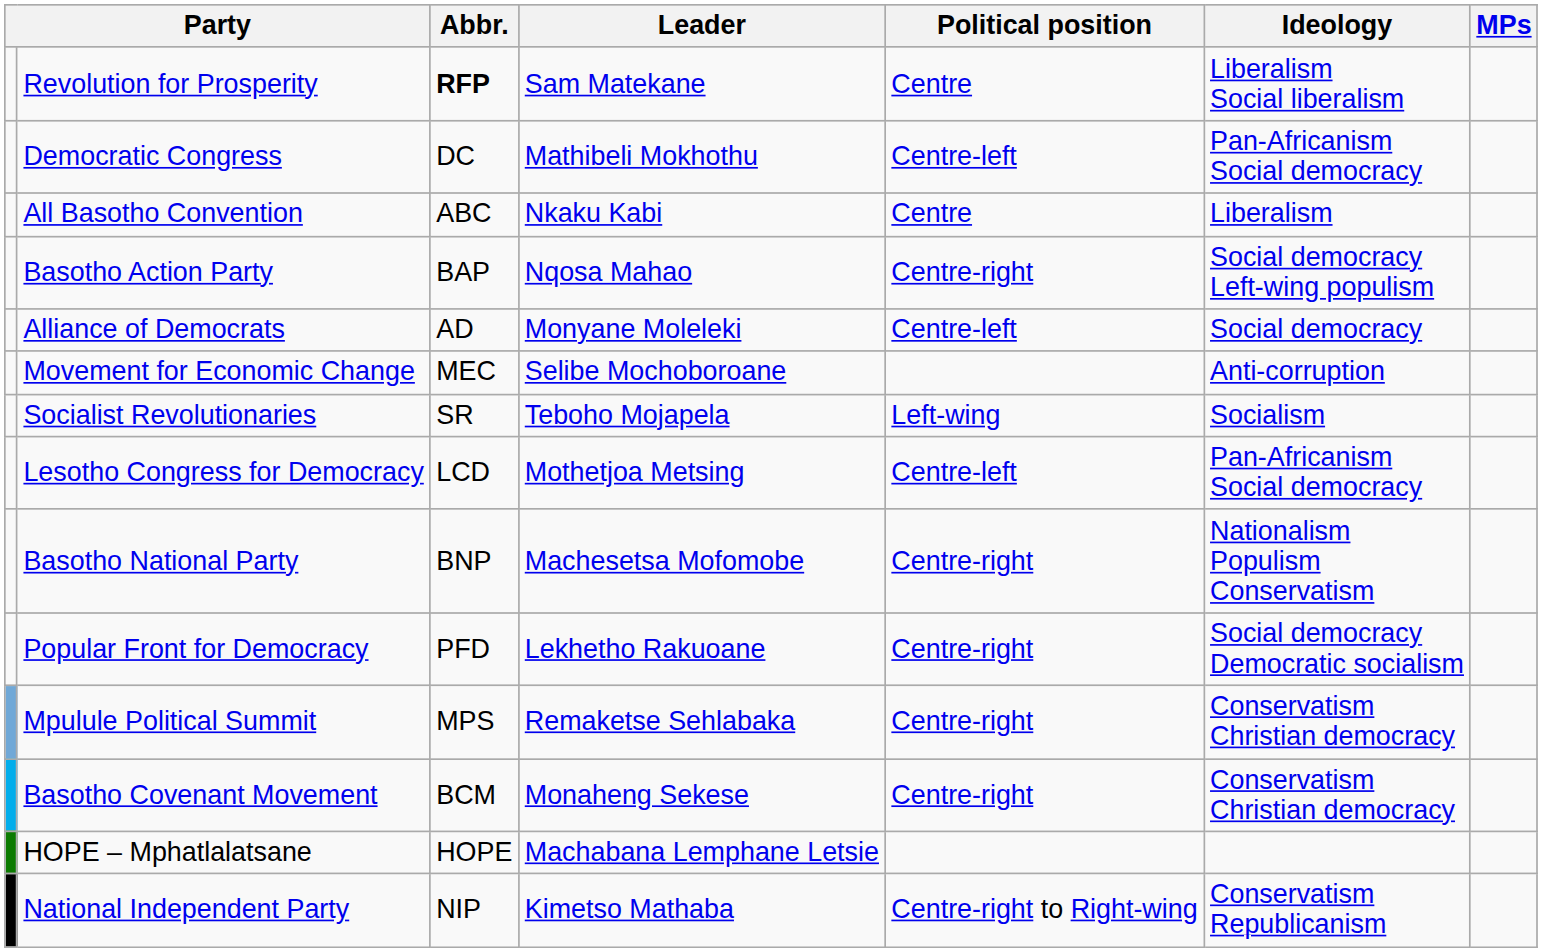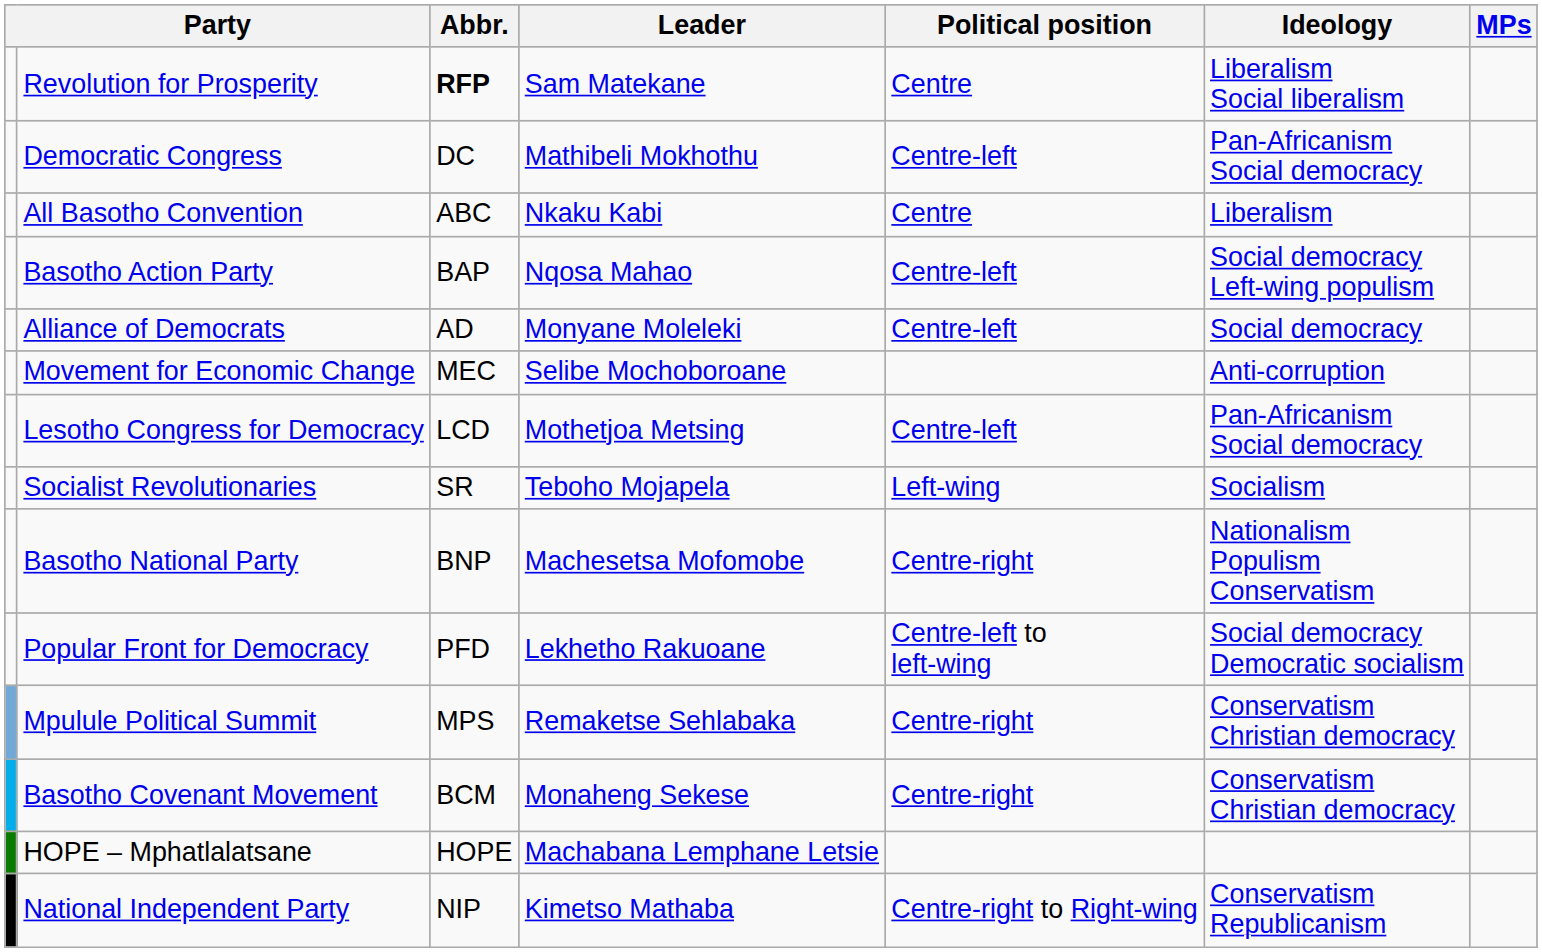(962, 271) Centre-right -> (954, 271) Centre-left
rows swapped: (224, 472) <-> (170, 414)
(962, 648) Centre-right -> (969, 648) Centre-left to left-wing
